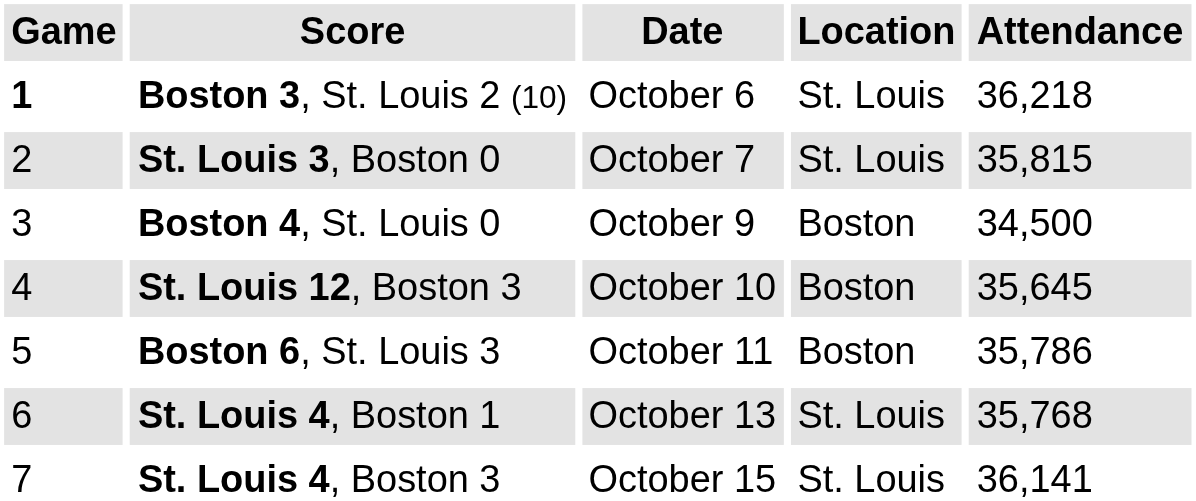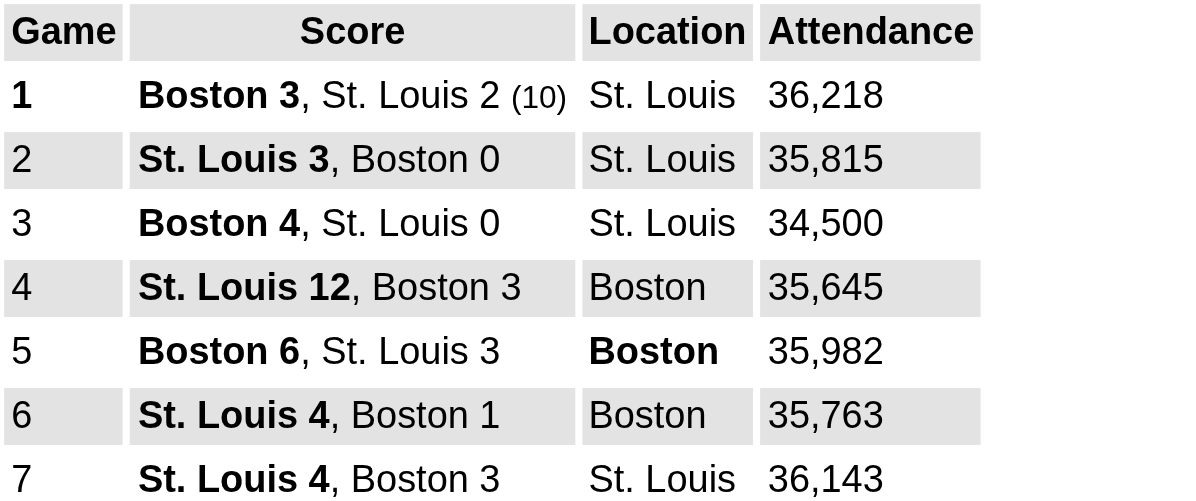- column: (682, 31)
(856, 223) Boston -> (662, 223) St. Louis
(856, 351) normal -> (654, 351) bold
(1035, 351) 35,786 -> (826, 351) 35,982
(871, 415) St. Louis -> (647, 415) Boston
(1035, 415) 35,768 -> (826, 415) 35,763
(1035, 479) 36,141 -> (826, 479) 36,143
